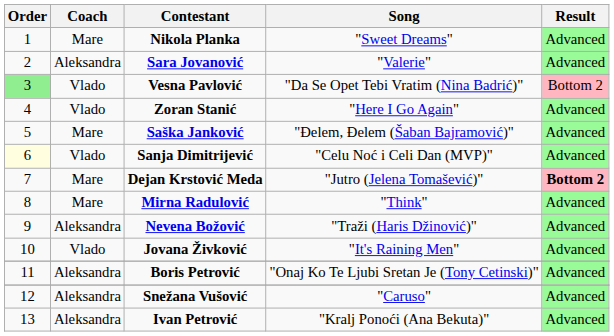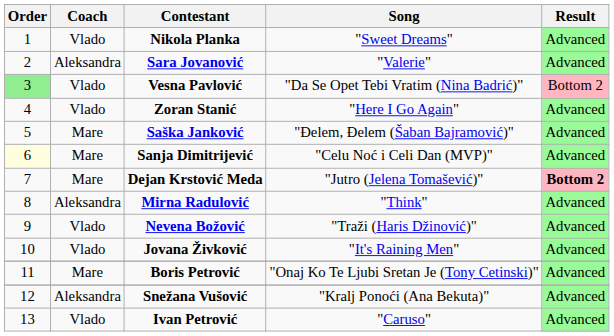(87, 39) Mare -> (87, 39) Vlado
(87, 156) Vlado -> (87, 156) Mare
(87, 202) Mare -> (87, 202) Aleksandra
(87, 226) Aleksandra -> (87, 226) Vlado
(87, 272) Aleksandra -> (87, 272) Mare
(404, 296) "Caruso" -> (404, 296) "Kralj Ponoći (Ana Bekuta)"
(87, 319) Aleksandra -> (87, 319) Vlado
(404, 319) "Kralj Ponoći (Ana Bekuta)" -> (404, 319) "Caruso"
